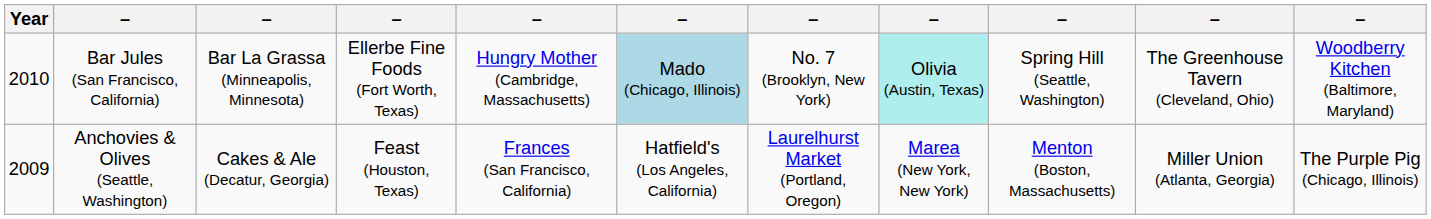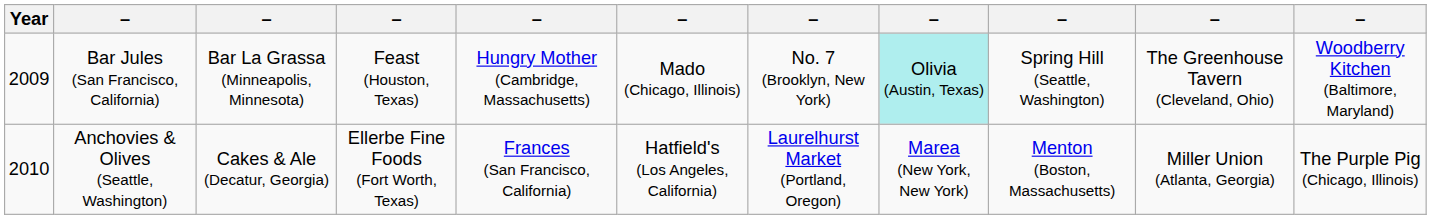(29, 78) 2010 -> (29, 78) 2009
(397, 78) Ellerbe Fine Foods (Fort Worth, Texas) -> (397, 78) Feast (Houston, Texas)
(682, 78) lightblue background -> (682, 78) no background
(29, 169) 2009 -> (29, 169) 2010
(397, 169) Feast (Houston, Texas) -> (397, 169) Ellerbe Fine Foods (Fort Worth, Texas)
